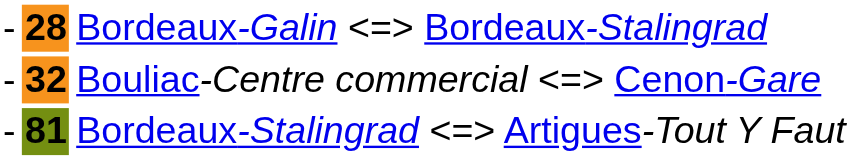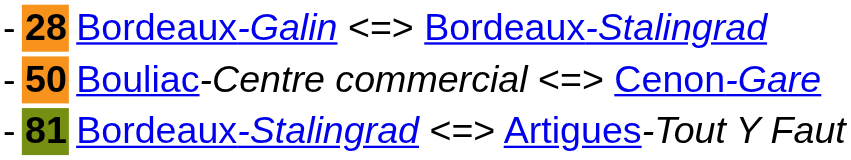(46, 79) 32 -> (46, 79) 50
